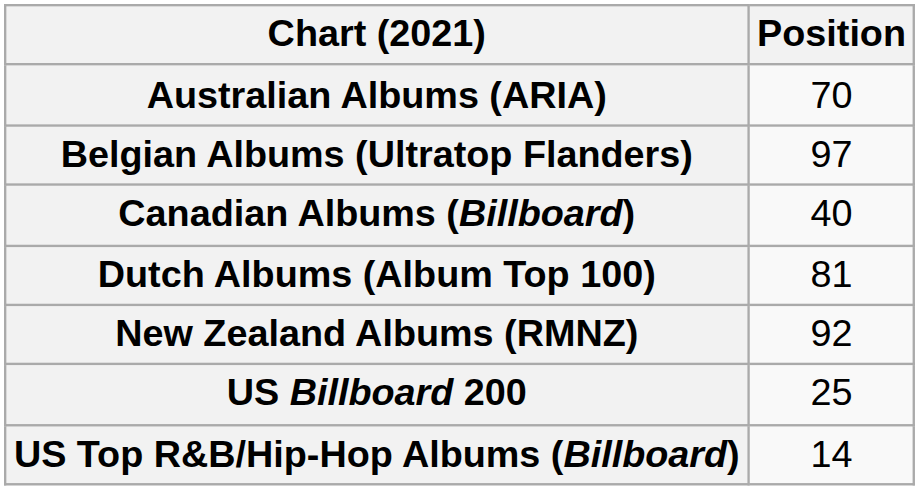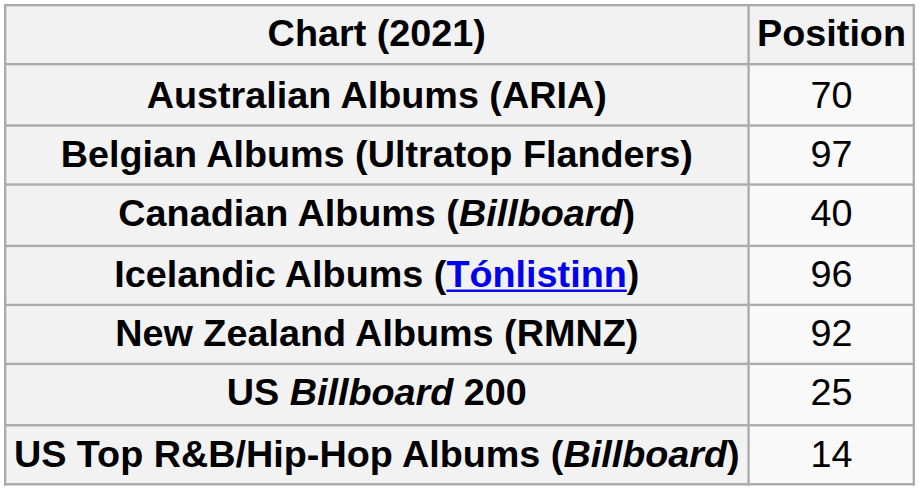- row: (377, 273)
+ row: (377, 273)
